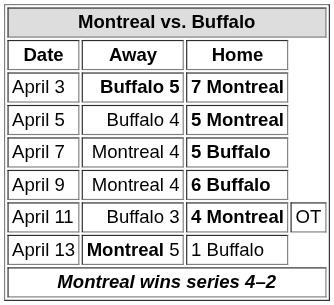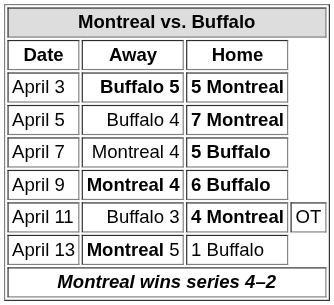(237, 87) 7 Montreal -> (237, 87) 5 Montreal
(237, 119) 5 Montreal -> (237, 119) 7 Montreal
(136, 184) normal -> (133, 184) bold
